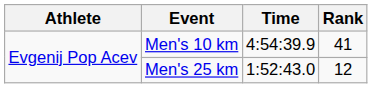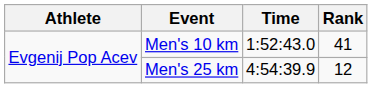(281, 44) 4:54:39.9 -> (281, 44) 1:52:43.0
(281, 70) 1:52:43.0 -> (281, 70) 4:54:39.9
